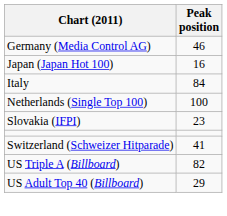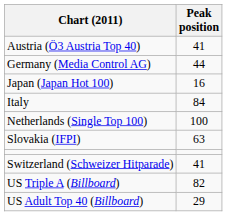+ row: (74, 45)
(199, 45) 46 -> (199, 64) 44
(199, 121) 23 -> (199, 139) 63
